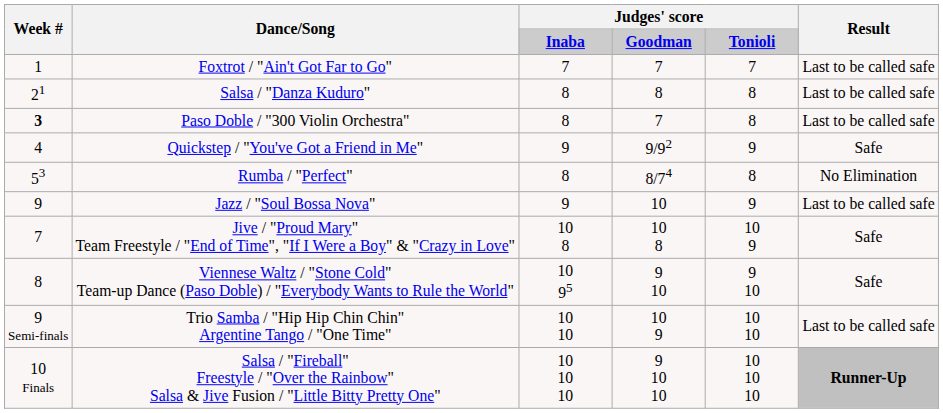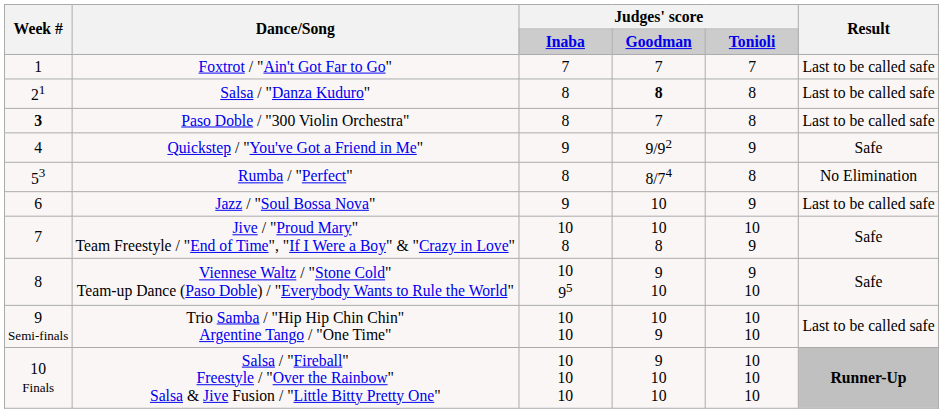(659, 93) normal -> (659, 93) bold
(38, 203) 9 -> (38, 203) 6
